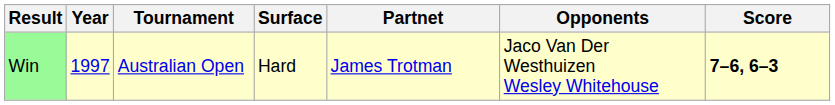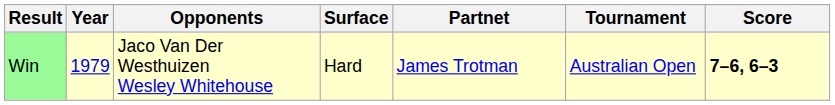columns swapped: (184, 18) <-> (603, 18)
(90, 66) 1997 -> (90, 66) 1979
